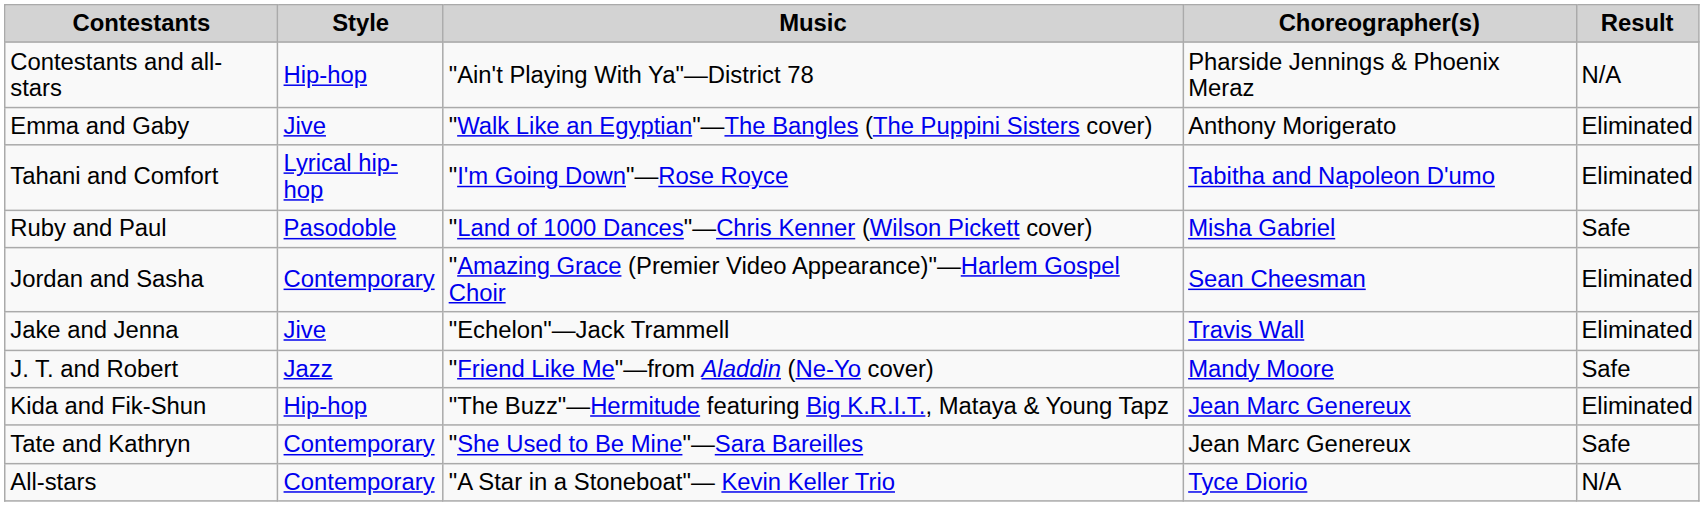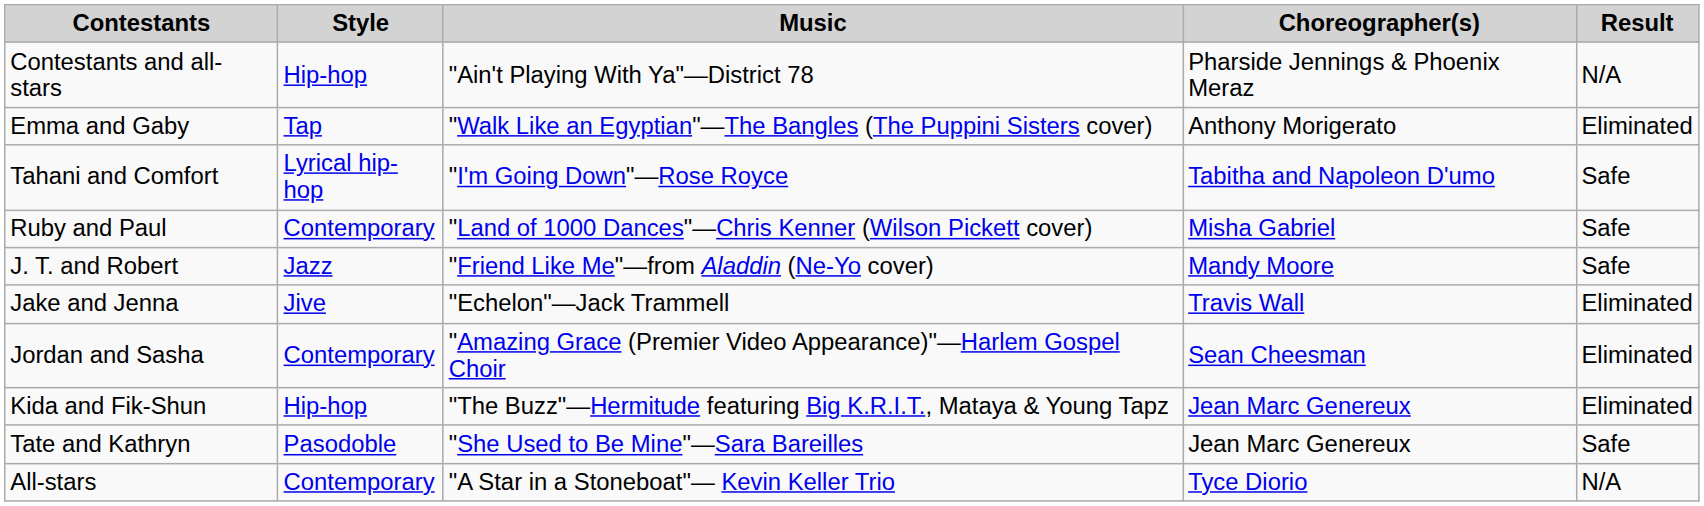(305, 125) Jive -> (303, 125) Tap
(1637, 177) Eliminated -> (1606, 177) Safe
(340, 228) Pasodoble -> (359, 228) Contemporary
rows swapped: (107, 279) <-> (94, 368)
(359, 444) Contemporary -> (340, 444) Pasodoble
